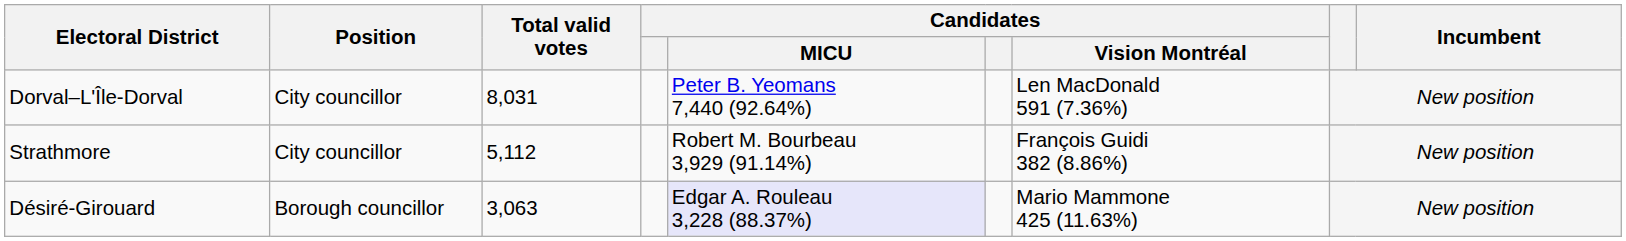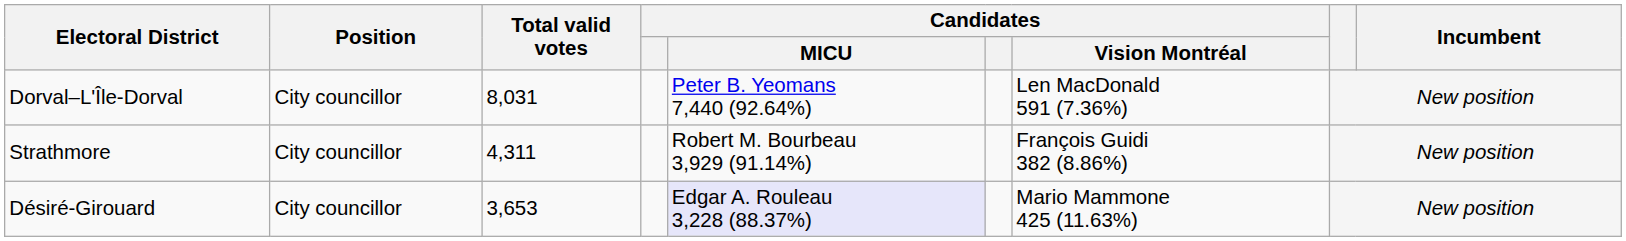(511, 152) 5,112 -> (511, 152) 4,311
(359, 208) Borough councillor -> (338, 208) City councillor
(512, 208) 3,063 -> (512, 208) 3,653
